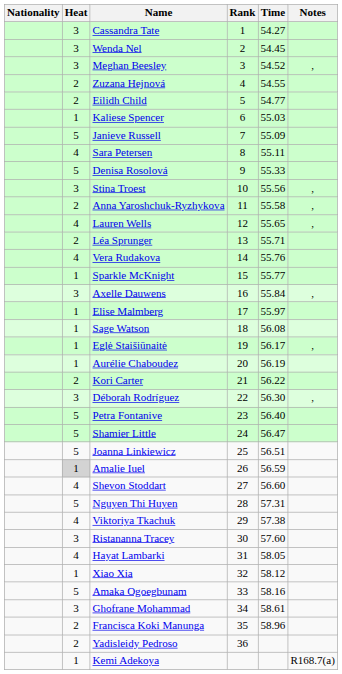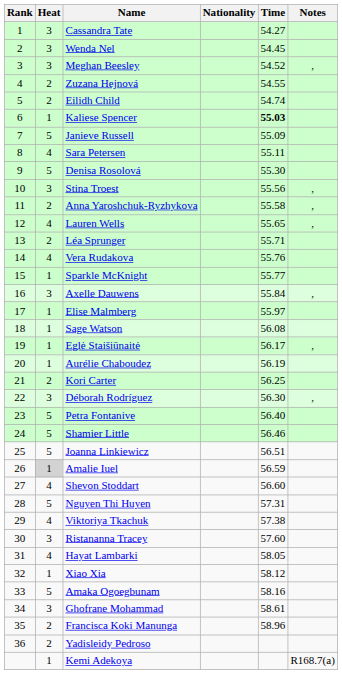columns swapped: (243, 13) <-> (33, 13)
(273, 100) 54.77 -> (273, 100) 54.74
(273, 118) normal -> (273, 118) bold
(273, 170) 55.33 -> (273, 170) 55.30
(273, 380) 56.22 -> (273, 380) 56.25
(273, 433) 56.47 -> (273, 433) 56.46
